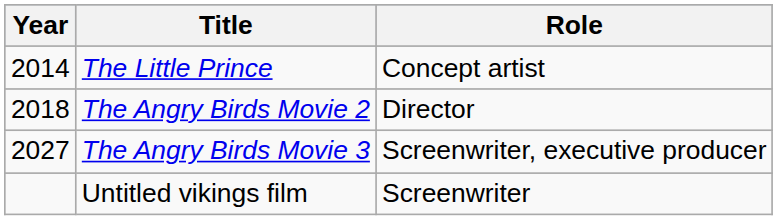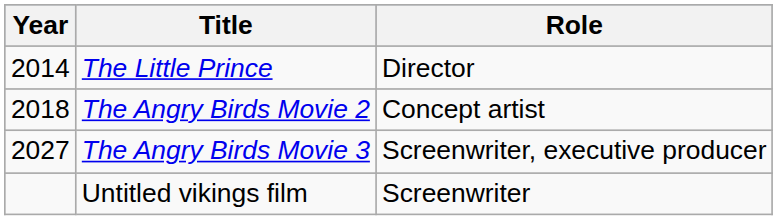(463, 67) Concept artist -> (428, 67) Director
(428, 109) Director -> (463, 109) Concept artist
